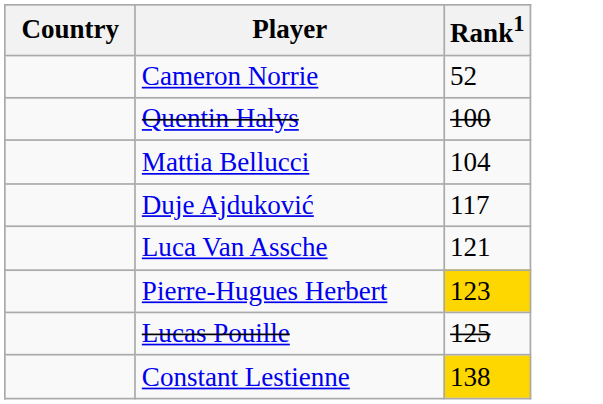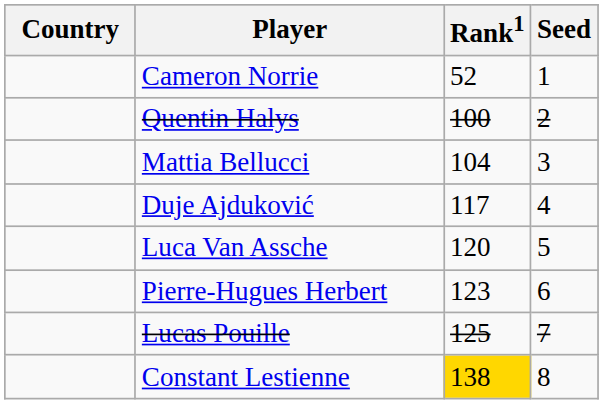+ column: (564, 29)
(470, 247) 121 -> (470, 247) 120
(470, 290) gold background -> (470, 290) no background
